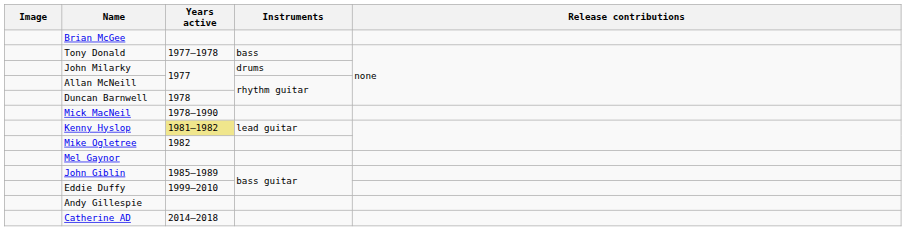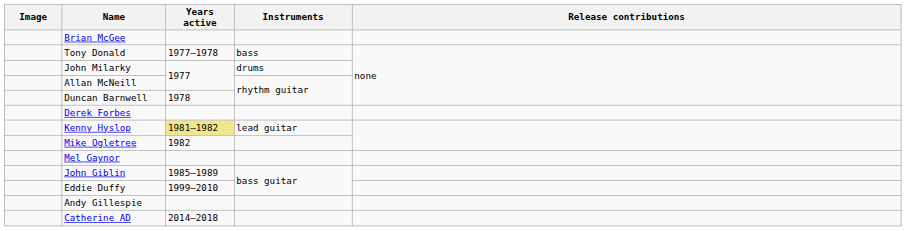- row: (98, 113)
+ row: (98, 113)
